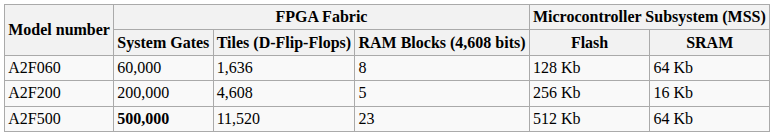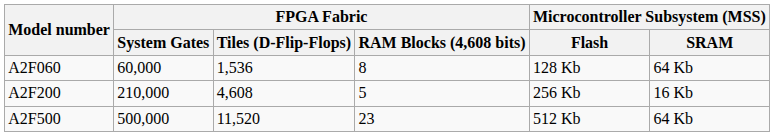(235, 67) 1,636 -> (235, 67) 1,536
(143, 93) 200,000 -> (143, 93) 210,000
(143, 118) bold -> (143, 118) normal
